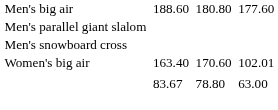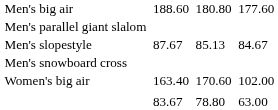+ row: (48, 45)
(256, 63) 102.01 -> (256, 81) 102.00
